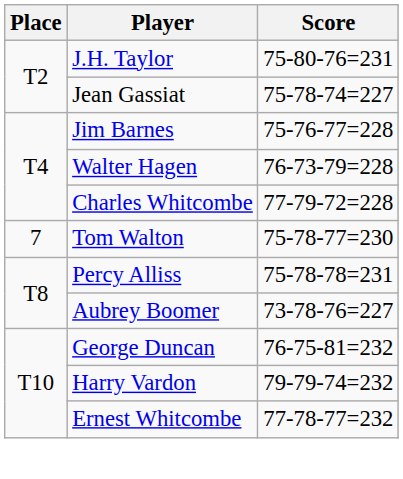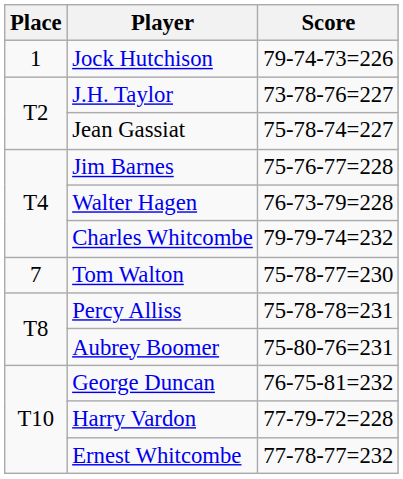+ row: (143, 58)
(328, 58) 75-80-76=231 -> (328, 94) 73-78-76=227
(328, 202) 77-79-72=228 -> (328, 238) 79-79-74=232
(328, 310) 73-78-76=227 -> (328, 346) 75-80-76=231
(328, 382) 79-79-74=232 -> (328, 418) 77-79-72=228
